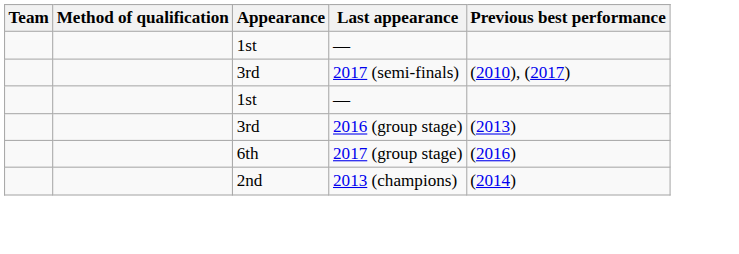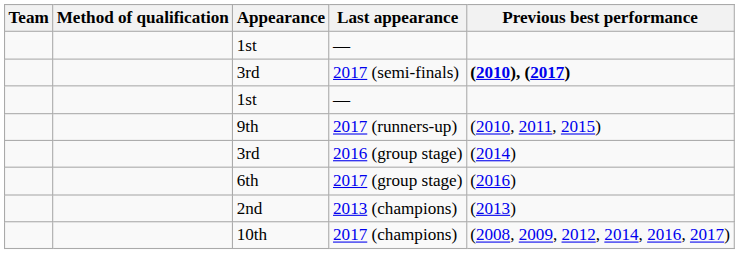(520, 72) normal -> (520, 72) bold
+ row: (248, 126)
(493, 126) (2013) -> (493, 153) (2014)
(493, 180) (2014) -> (493, 208) (2013)
+ row: (252, 235)
